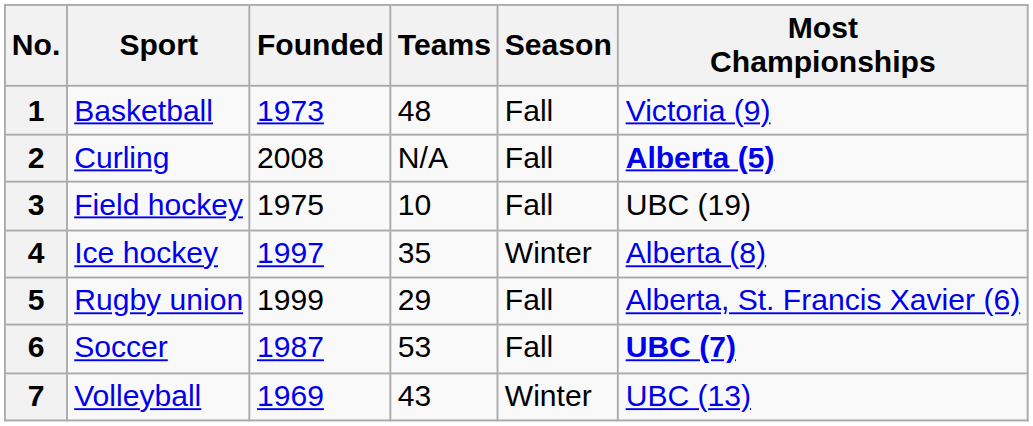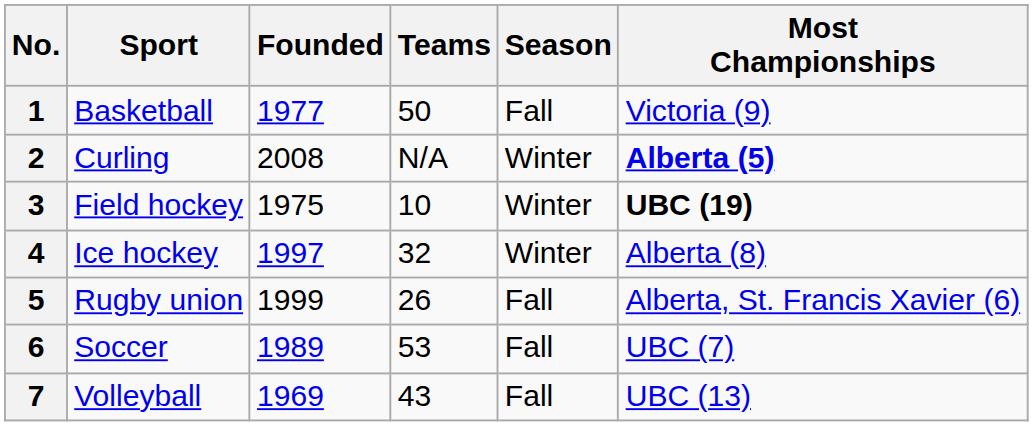(290, 109) 1973 -> (290, 109) 1977
(415, 109) 48 -> (415, 109) 50
(529, 157) Fall -> (548, 157) Winter
(529, 205) Fall -> (548, 205) Winter
(688, 205) normal -> (689, 205) bold
(415, 253) 35 -> (415, 253) 32
(415, 300) 29 -> (415, 300) 26
(290, 348) 1987 -> (290, 348) 1989
(681, 348) bold -> (680, 348) normal
(548, 396) Winter -> (529, 396) Fall
